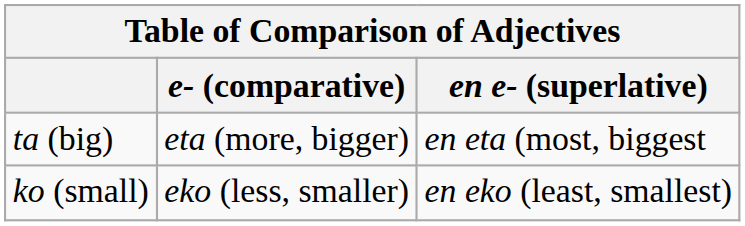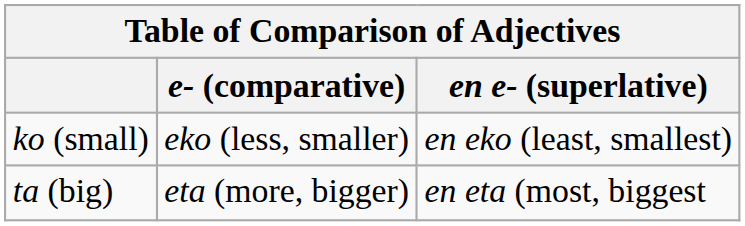rows swapped: (81, 191) <-> (63, 138)
